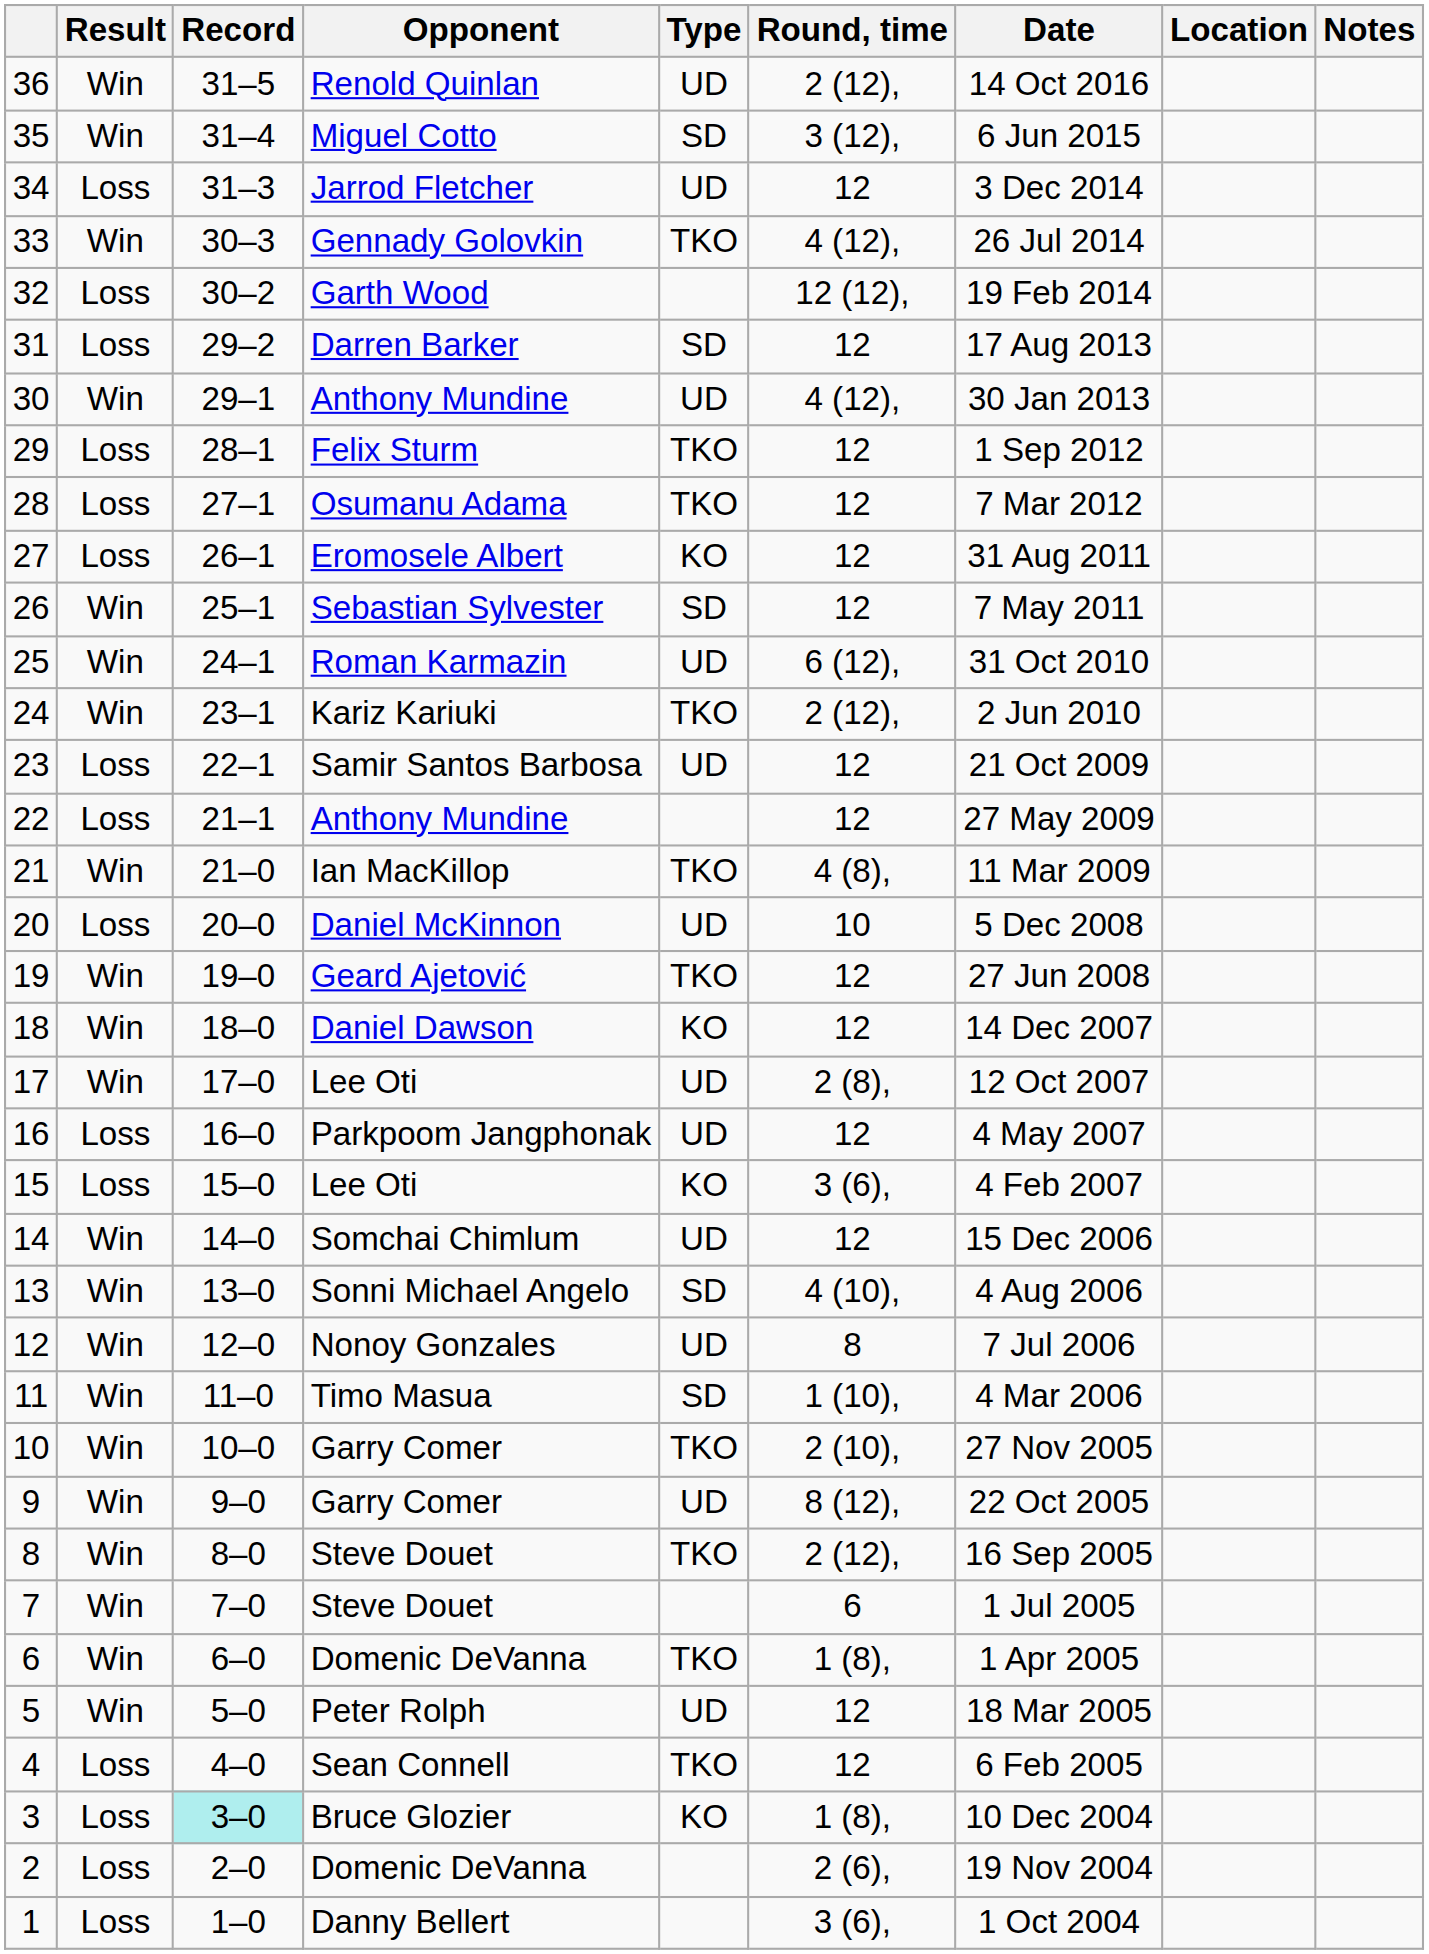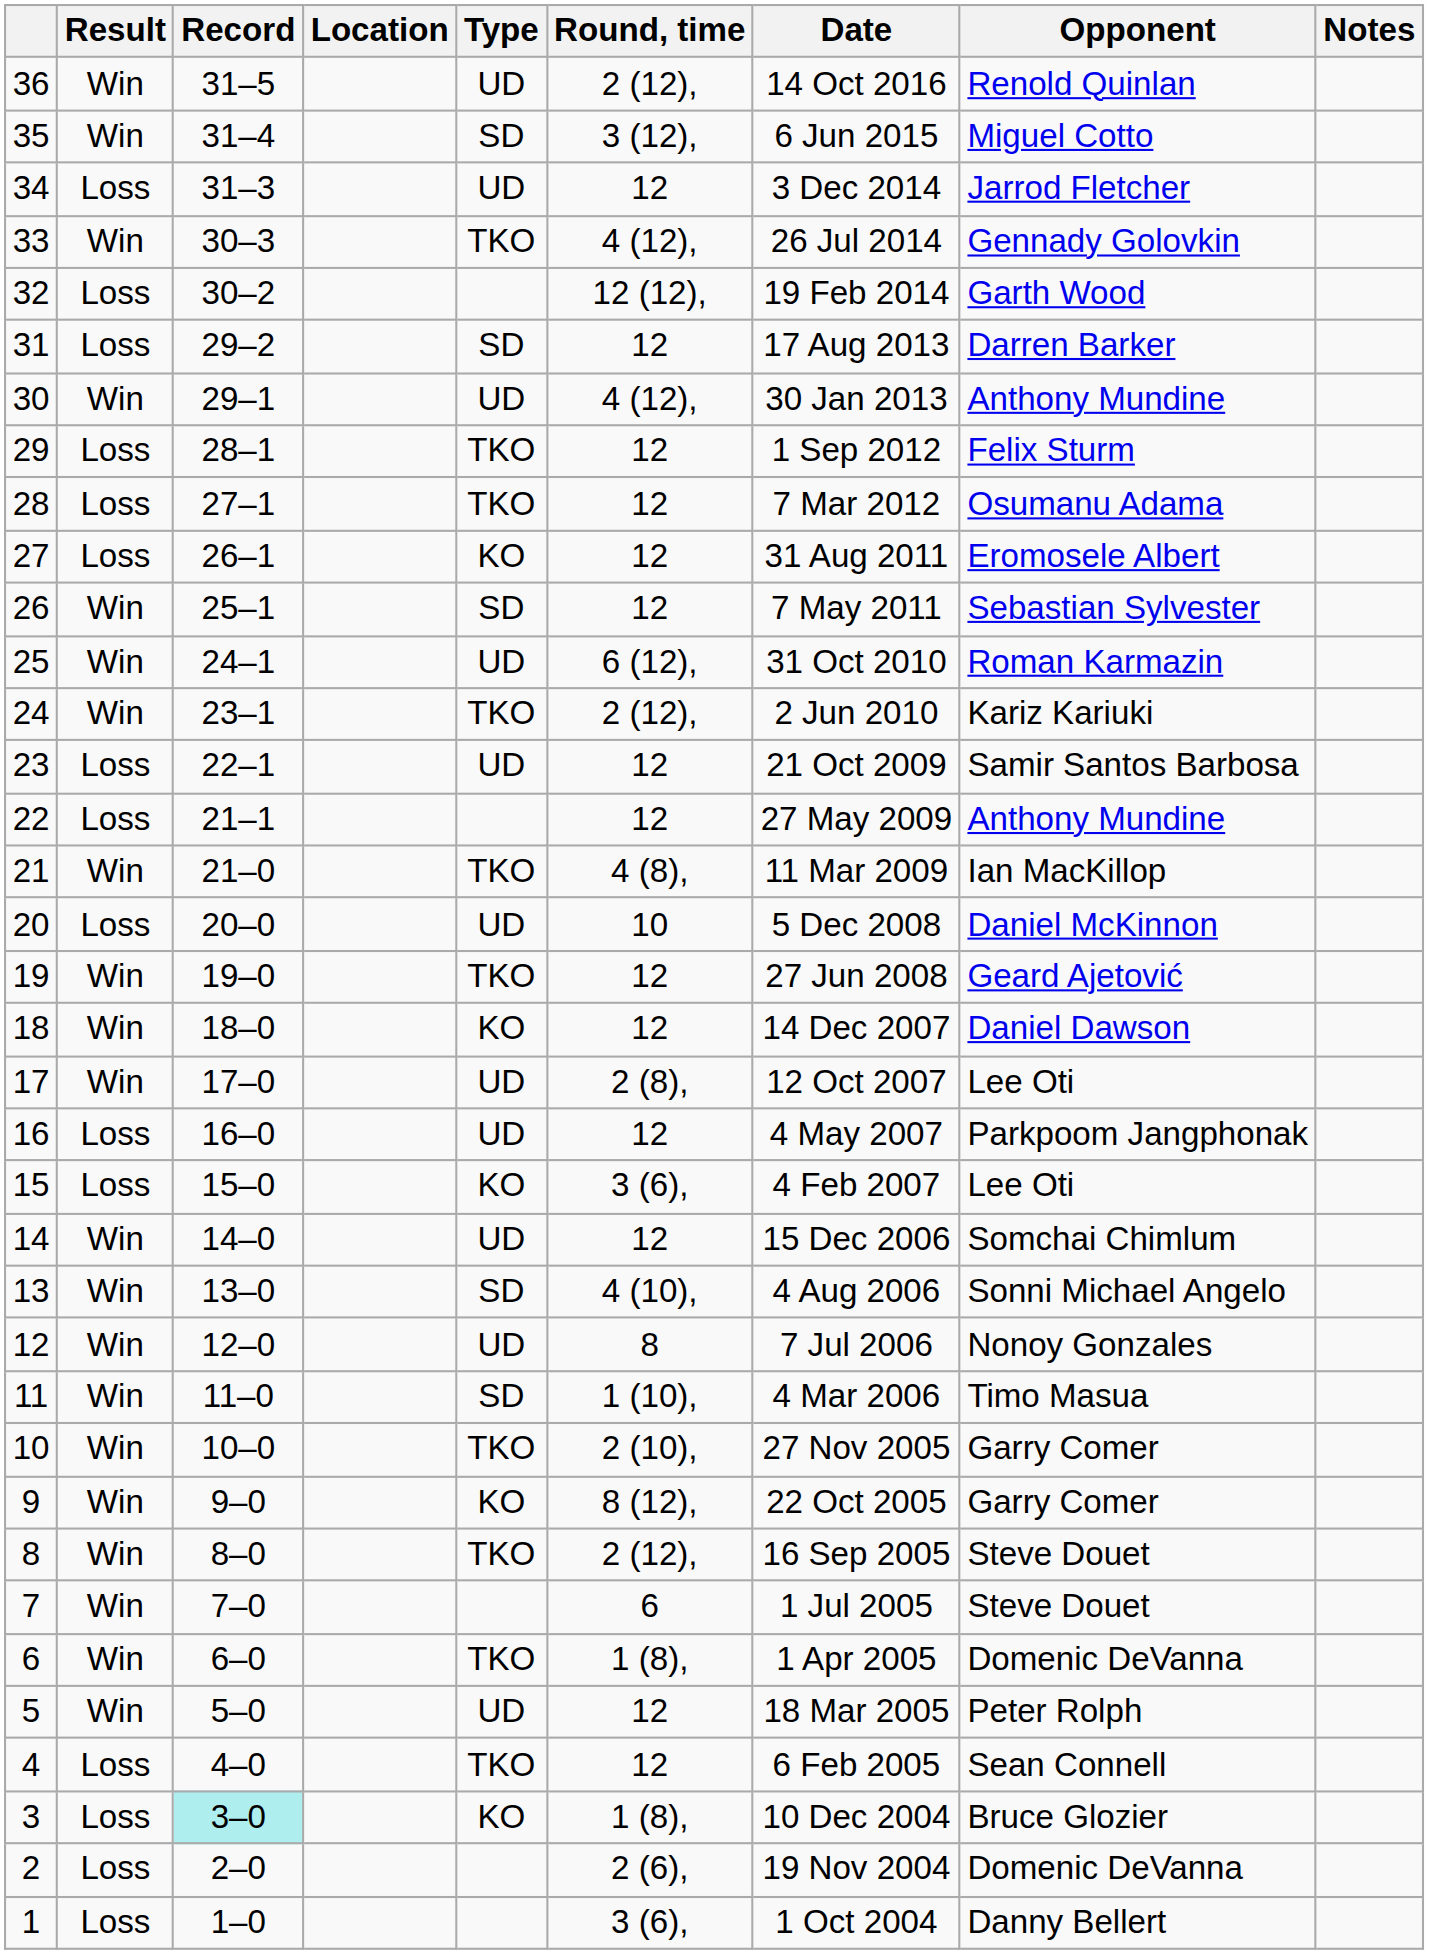columns swapped: (481, 30) <-> (1239, 30)
(704, 1501) UD -> (501, 1501) KO
